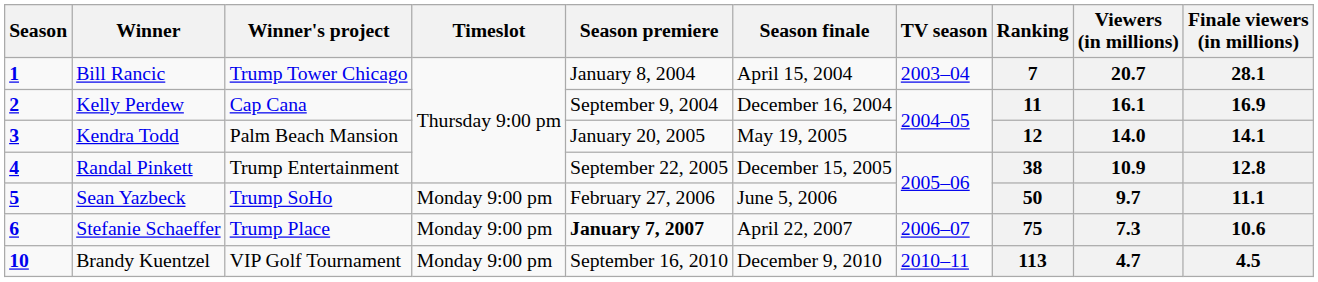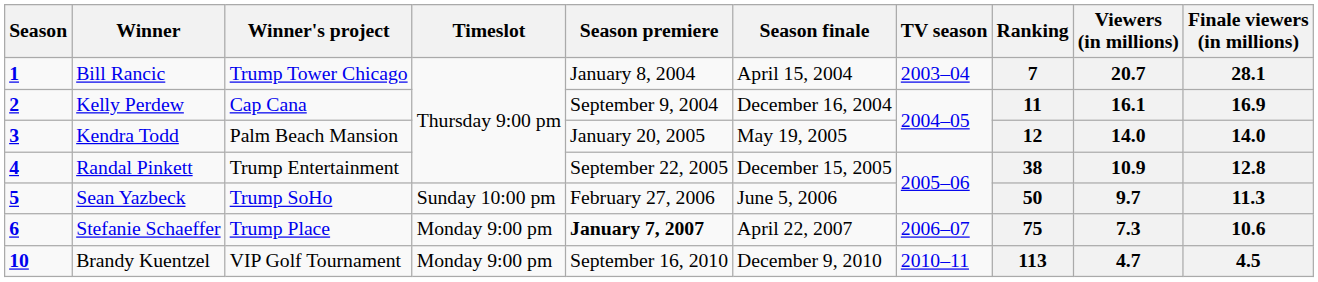(1248, 135) 14.1 -> (1248, 135) 14.0
(484, 198) Monday 9:00 pm -> (486, 198) Sunday 10:00 pm
(1248, 198) 11.1 -> (1248, 198) 11.3
